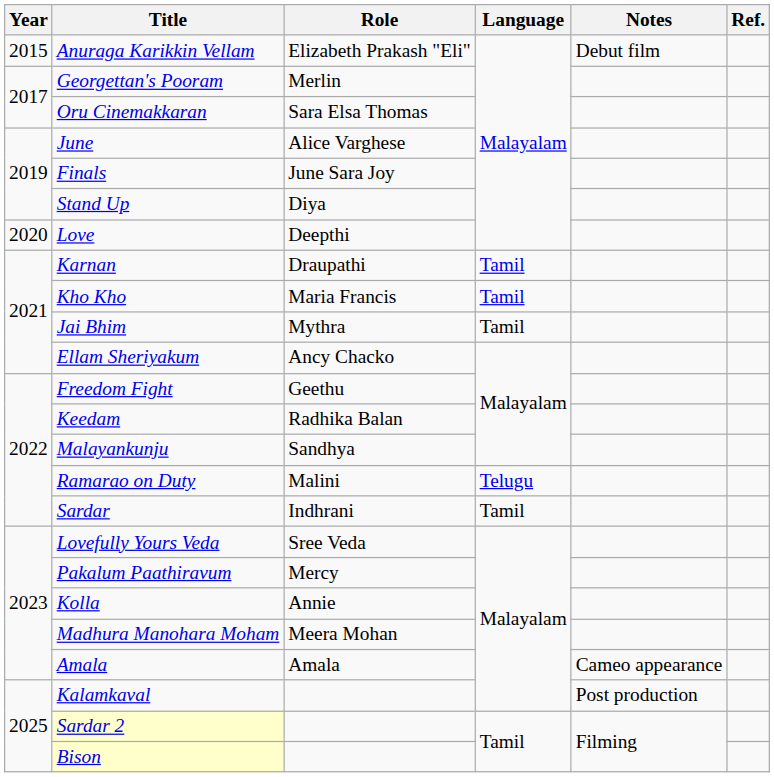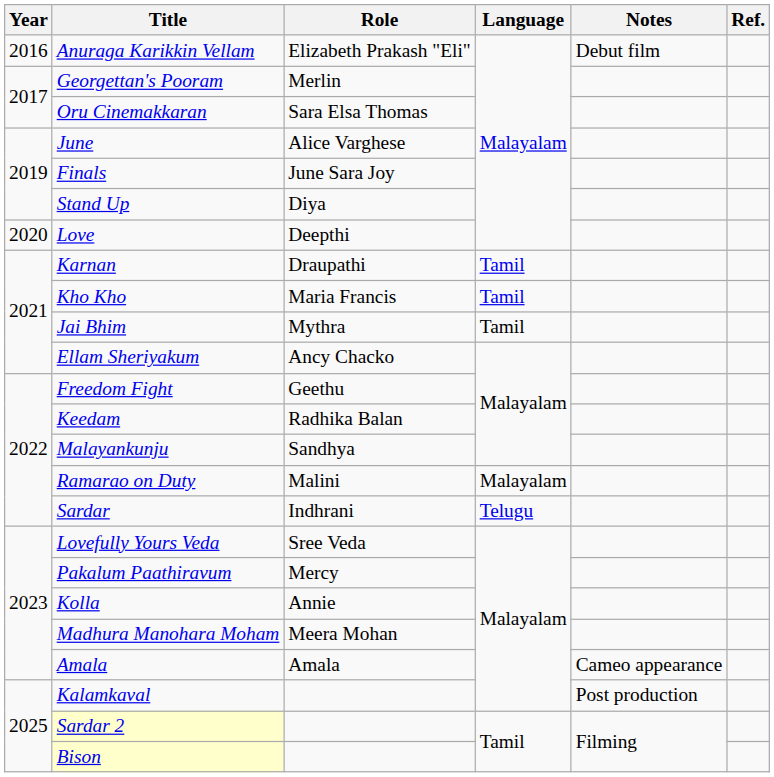(28, 50) 2015 -> (28, 50) 2016
(506, 480) Telugu -> (523, 480) Malayalam
(502, 511) Tamil -> (506, 511) Telugu
